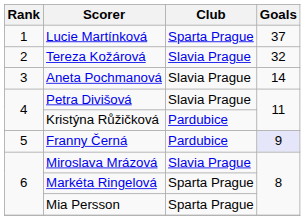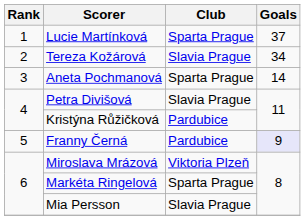(278, 57) 32 -> (278, 57) 34
(209, 78) Slavia Prague -> (211, 78) Sparta Prague
(209, 162) Slavia Prague -> (209, 162) Viktoria Plzeň
(211, 204) Sparta Prague -> (209, 204) Slavia Prague
